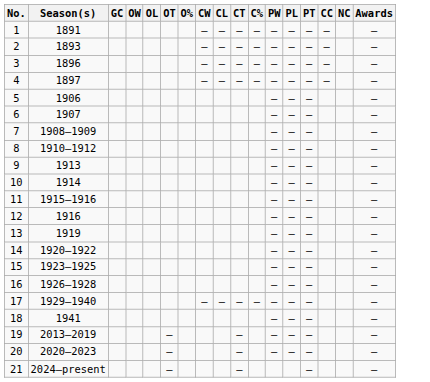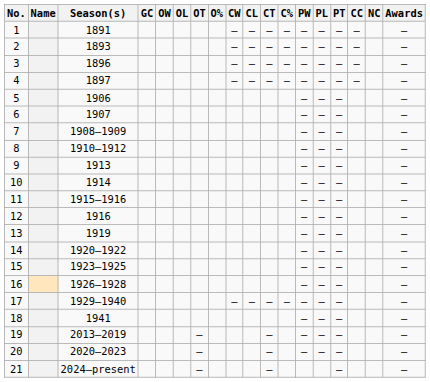+ column: (43, 13)
